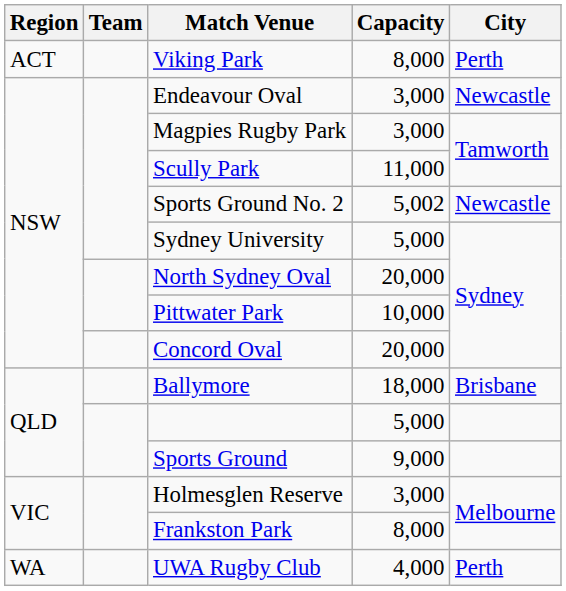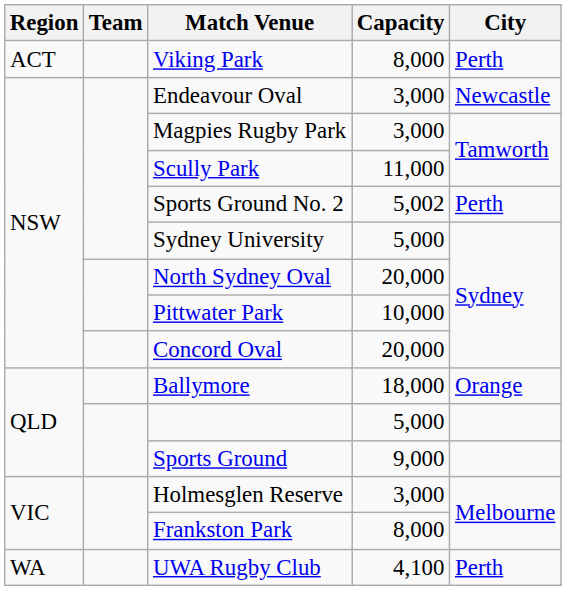(503, 204) Newcastle -> (479, 204) Perth
(496, 385) Brisbane -> (489, 385) Orange
(419, 566) 4,000 -> (419, 566) 4,100
